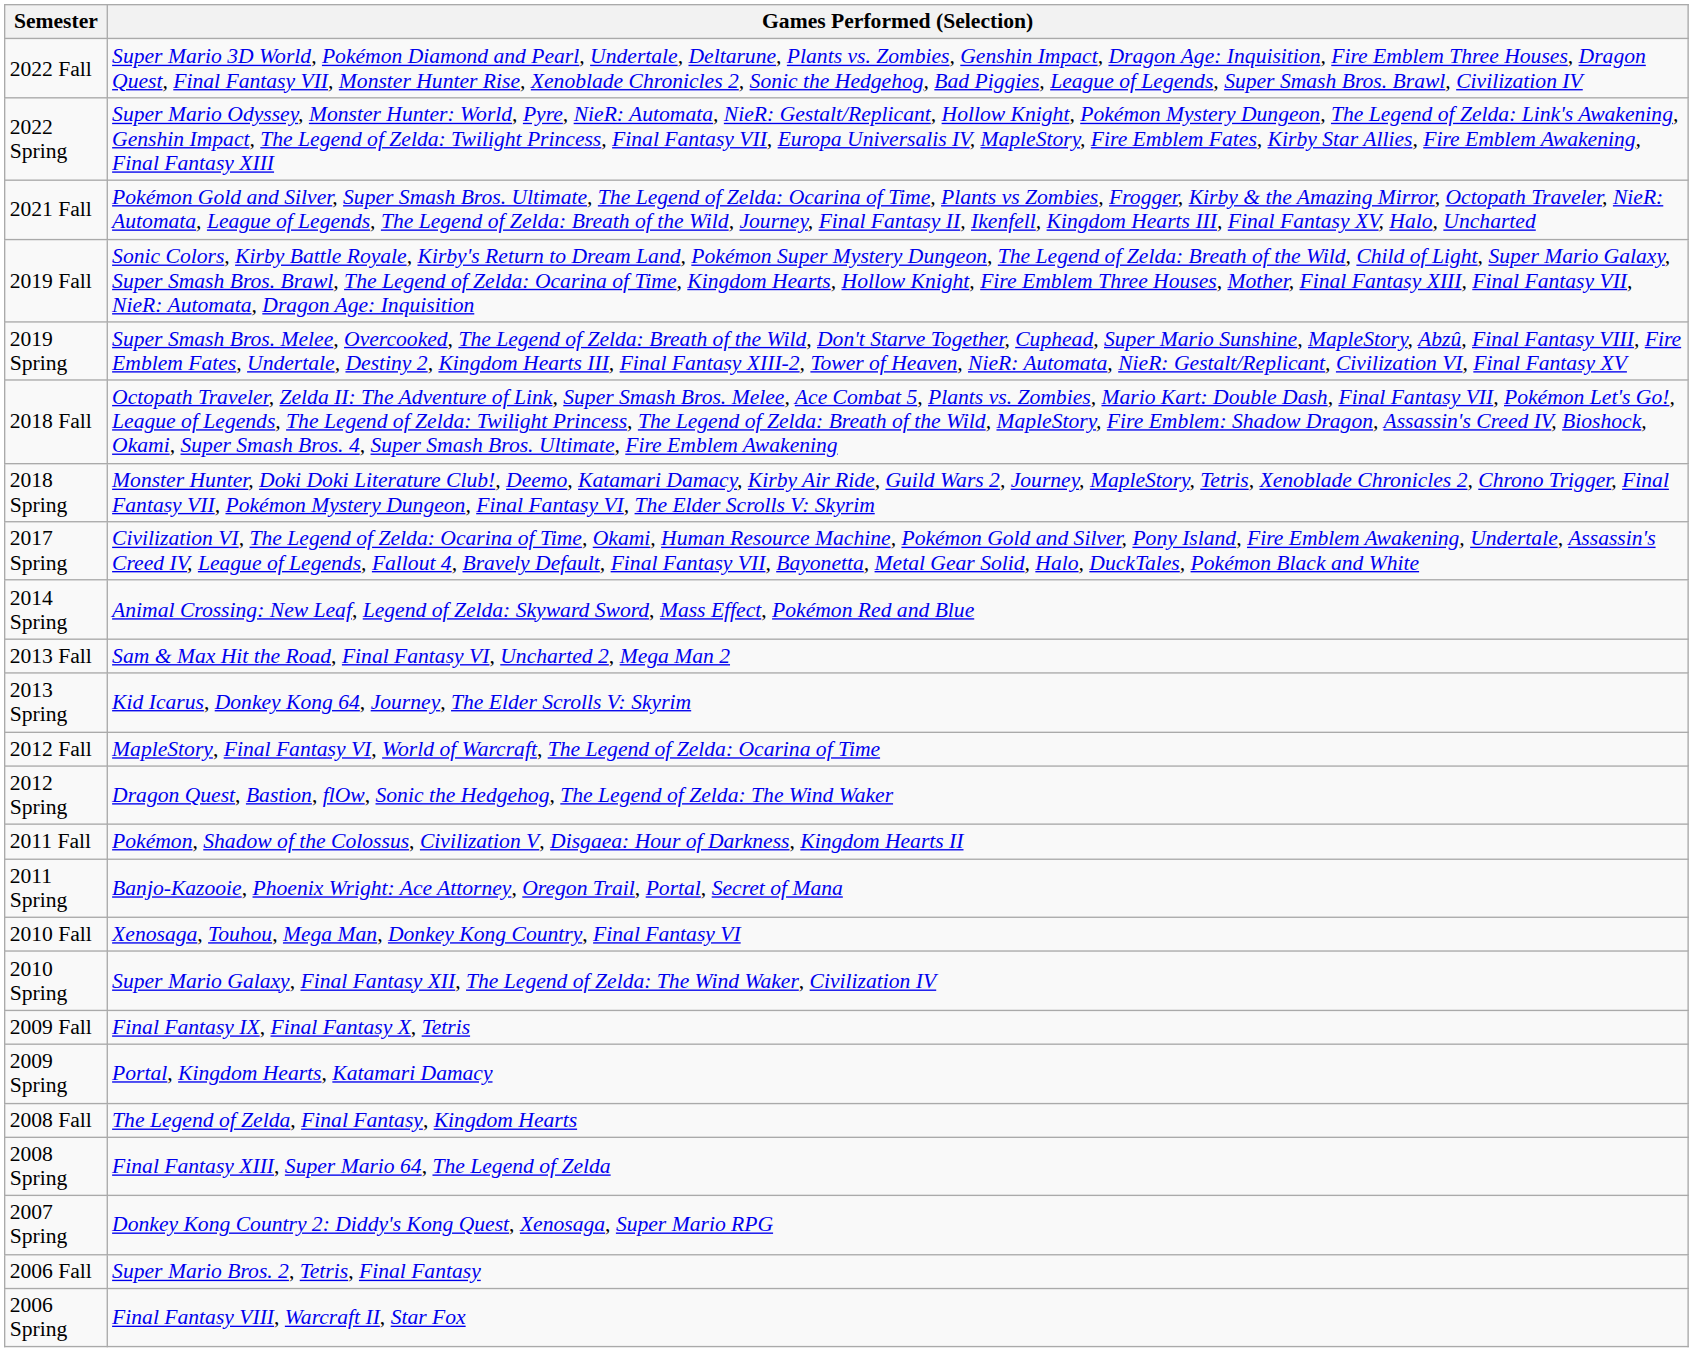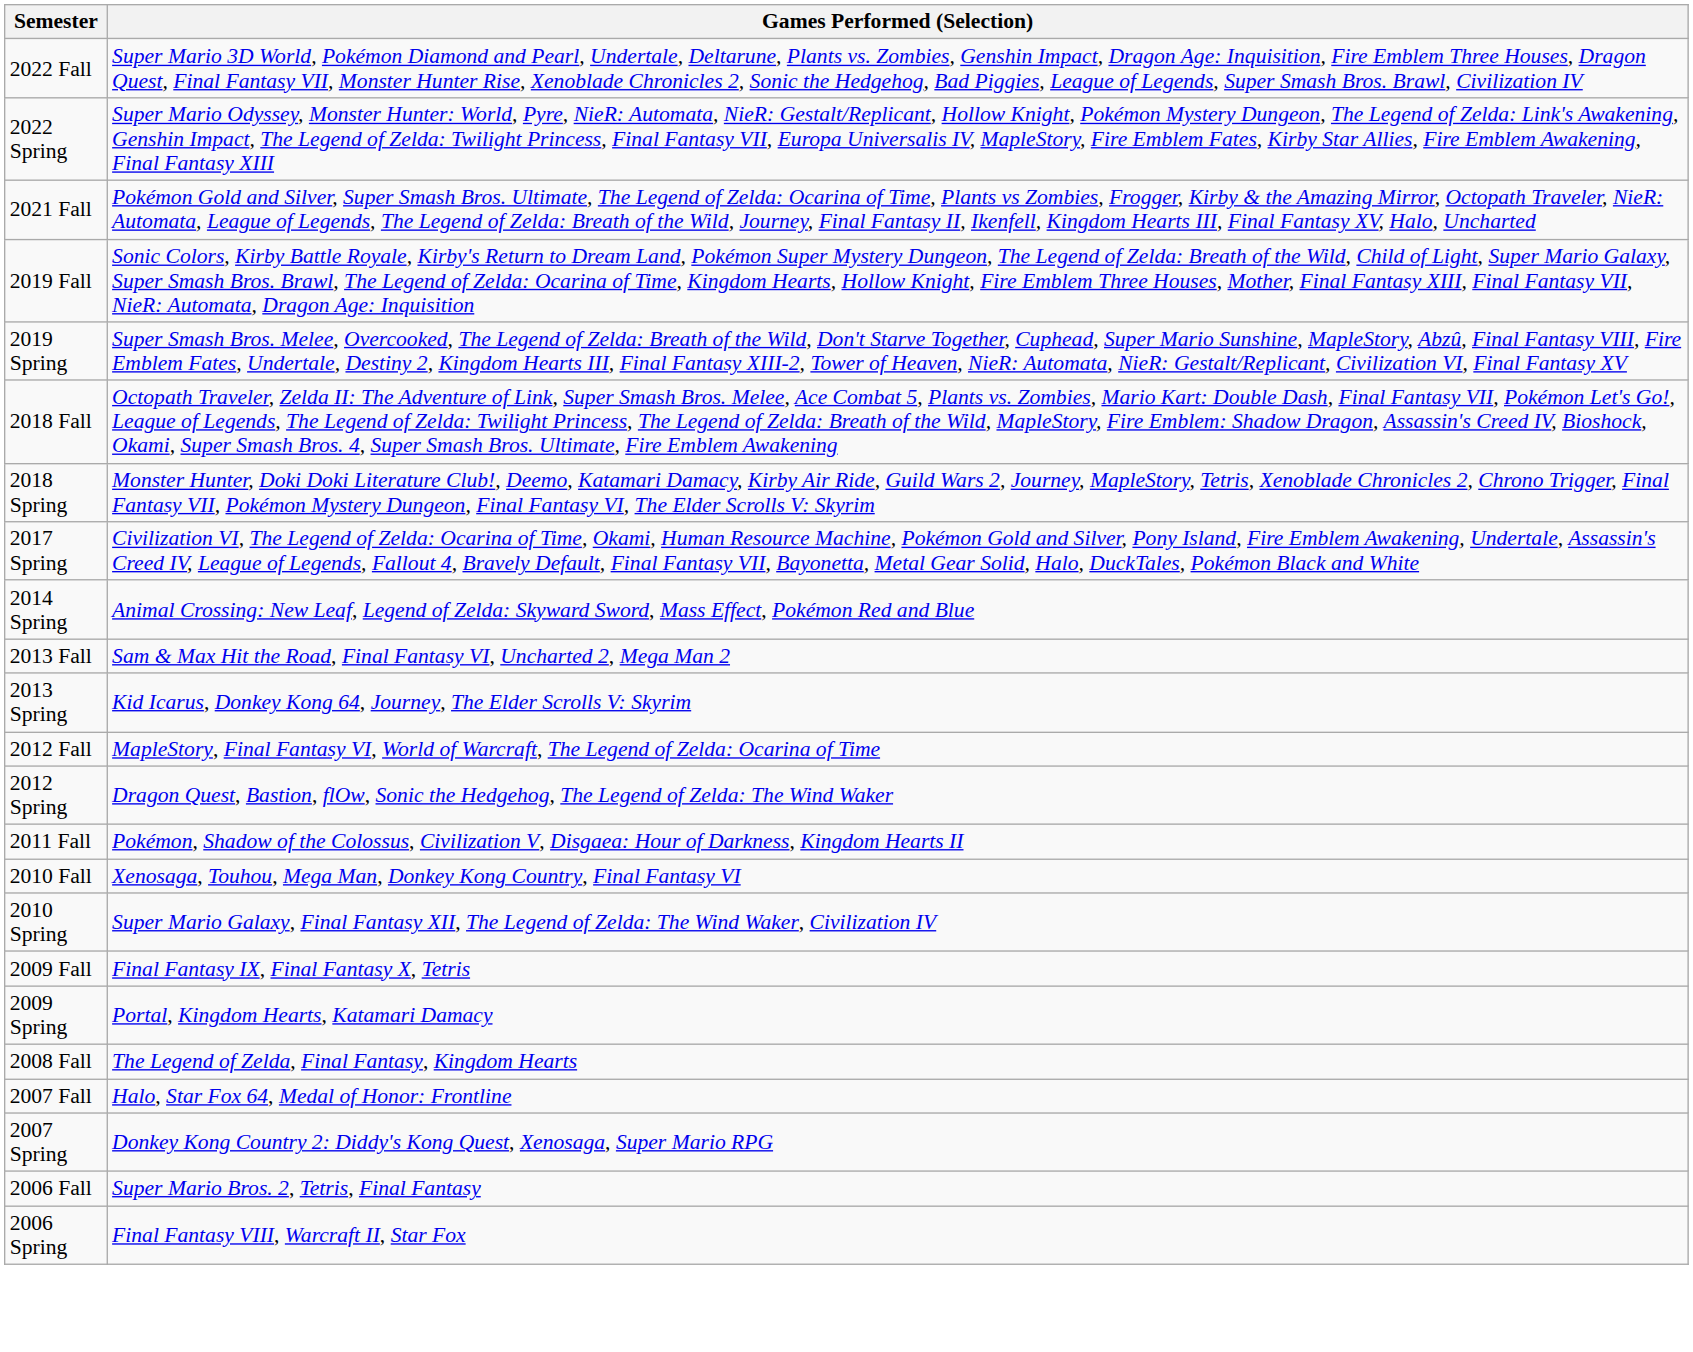- row: (38, 887)
- row: (38, 1166)
+ row: (51, 1095)
